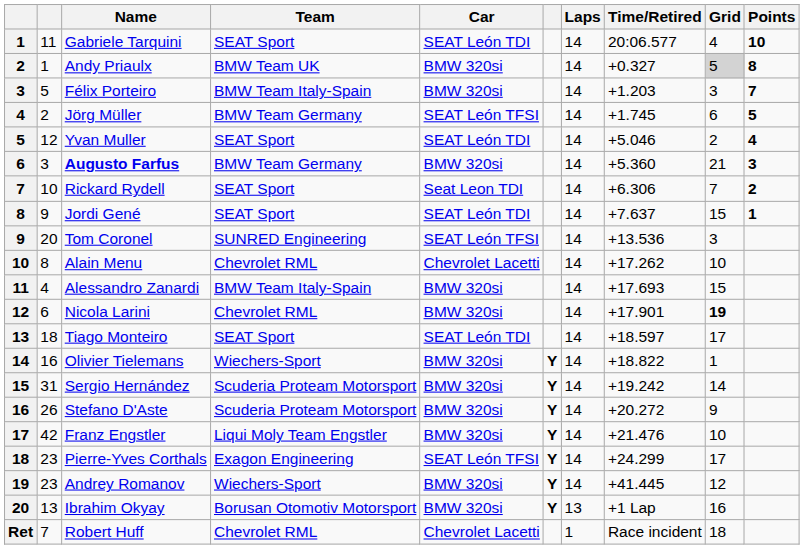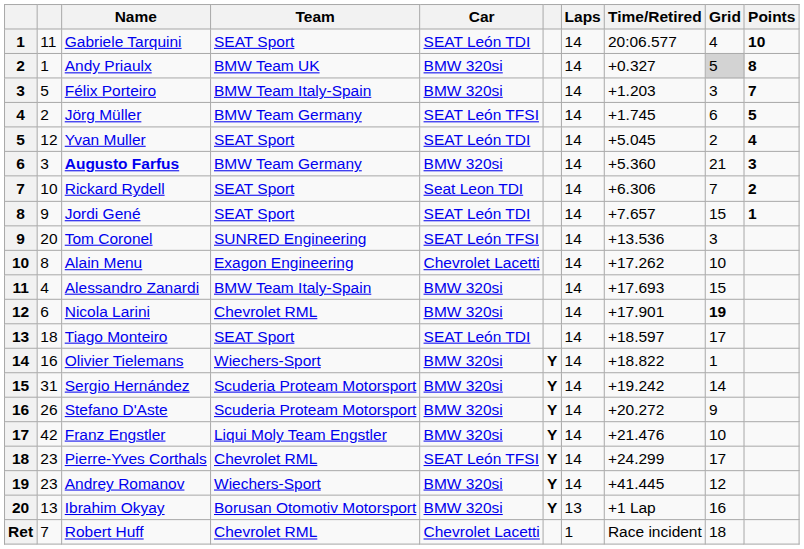(632, 140) +5.046 -> (632, 140) +5.045
(632, 213) +7.637 -> (632, 213) +7.657
(266, 262) Chevrolet RML -> (284, 262) Exagon Engineering
(284, 459) Exagon Engineering -> (266, 459) Chevrolet RML
